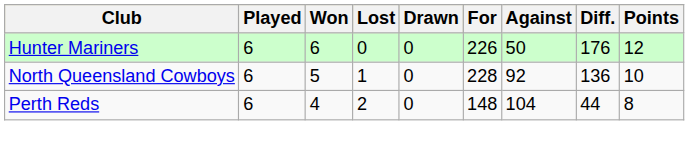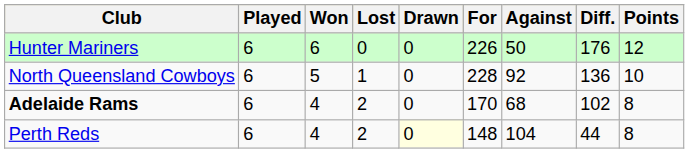+ row: (74, 104)
(409, 104) no background -> (409, 133) lightyellow background
